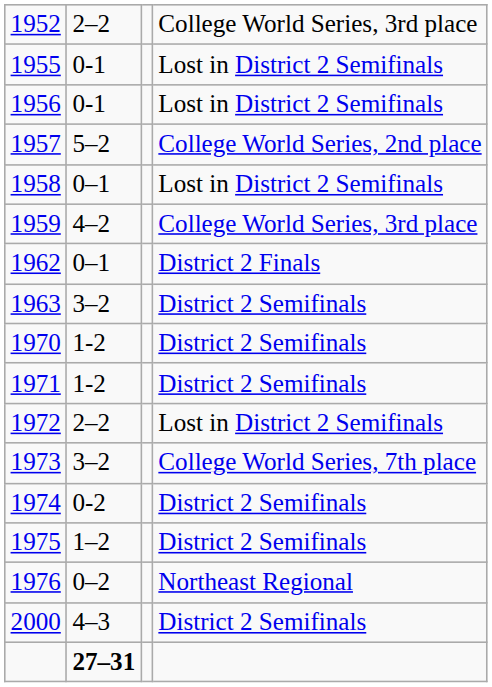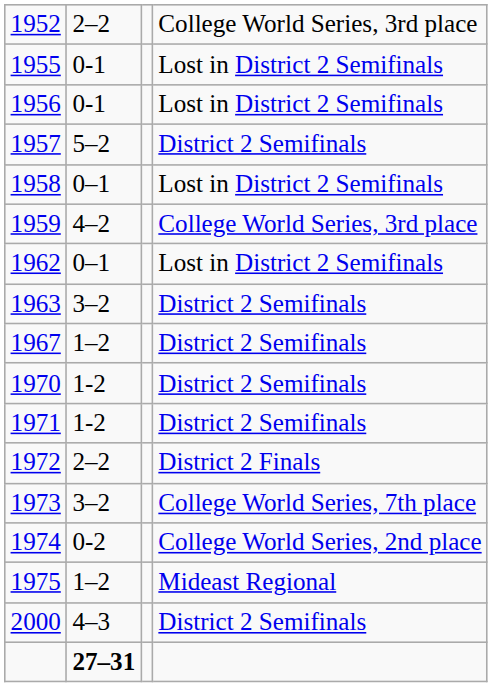(320, 143) College World Series, 2nd place -> (262, 143) District 2 Semifinals
(239, 263) District 2 Finals -> (301, 263) Lost in District 2 Semifinals
+ row: (36, 343)
(301, 422) Lost in District 2 Semifinals -> (239, 462) District 2 Finals
(262, 502) District 2 Semifinals -> (320, 542) College World Series, 2nd place
(262, 542) District 2 Semifinals -> (247, 582) Mideast Regional
- row: (36, 582)
